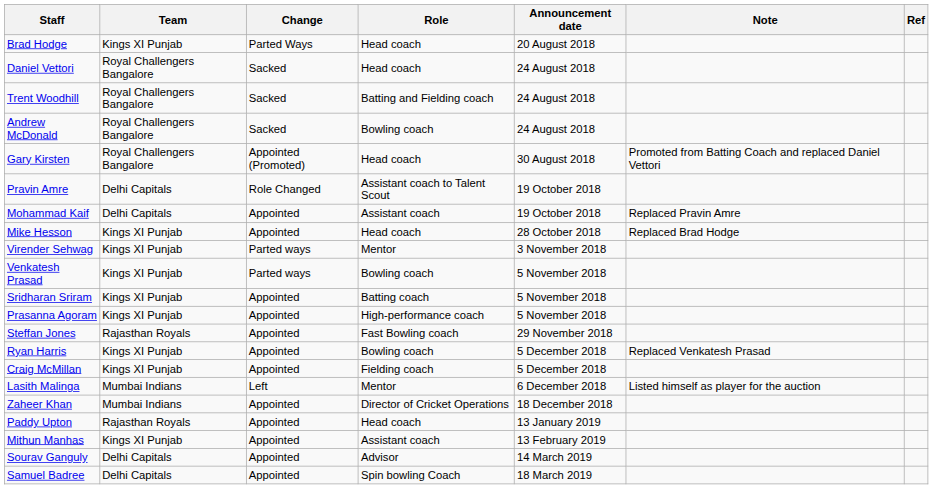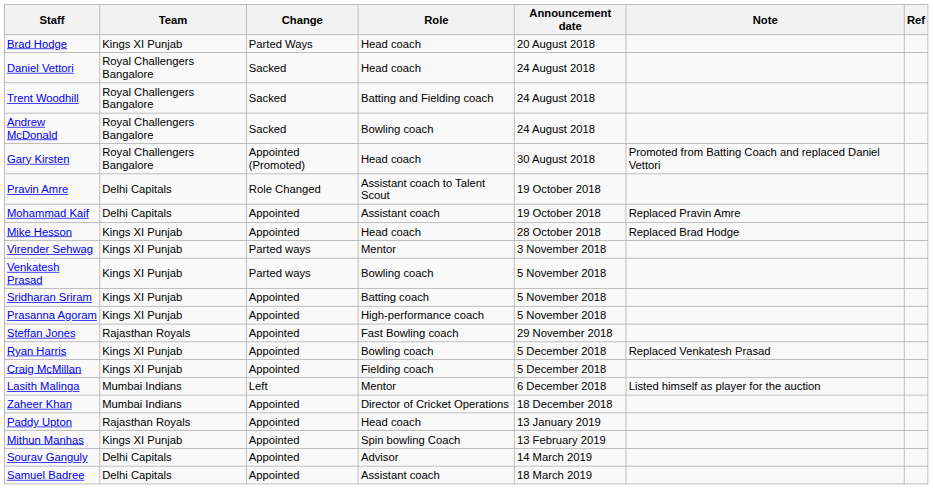(400, 440) Assistant coach -> (411, 440) Spin bowling Coach
(411, 475) Spin bowling Coach -> (400, 475) Assistant coach
